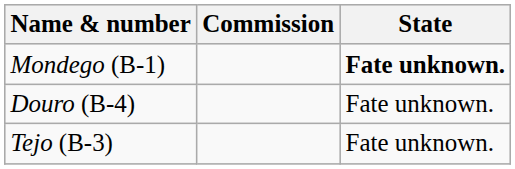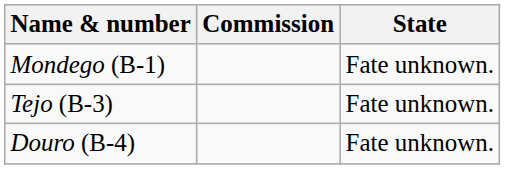(425, 63) bold -> (420, 63) normal
rows swapped: (62, 143) <-> (73, 103)
